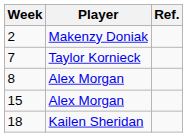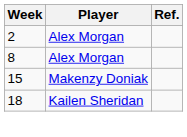(98, 36) Makenzy Doniak -> (86, 36) Alex Morgan
- row: (11, 57)
(86, 100) Alex Morgan -> (98, 79) Makenzy Doniak
